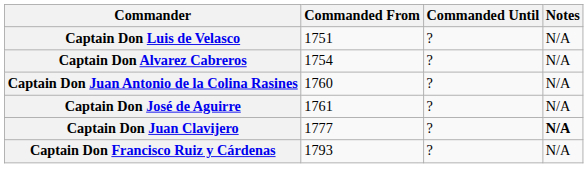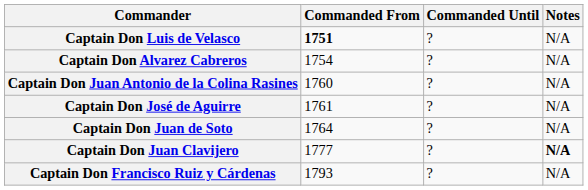(319, 38) normal -> (319, 38) bold
+ row: (153, 128)
